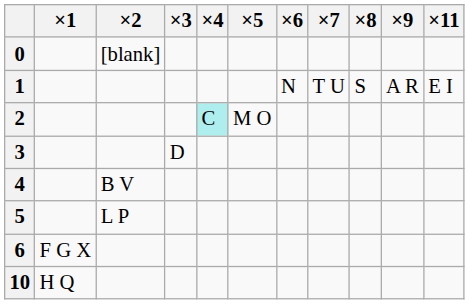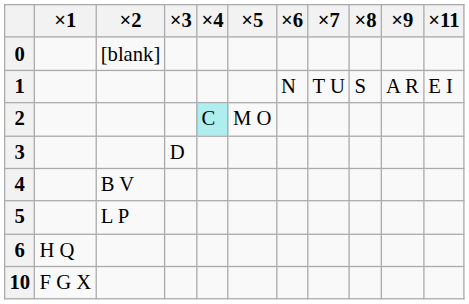(65, 250) F G X -> (57, 250) H Q
(57, 282) H Q -> (65, 282) F G X
